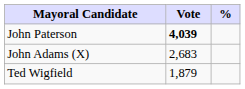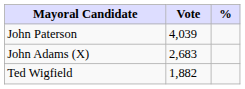(183, 34) bold -> (183, 34) normal
(183, 73) 1,879 -> (183, 73) 1,882
